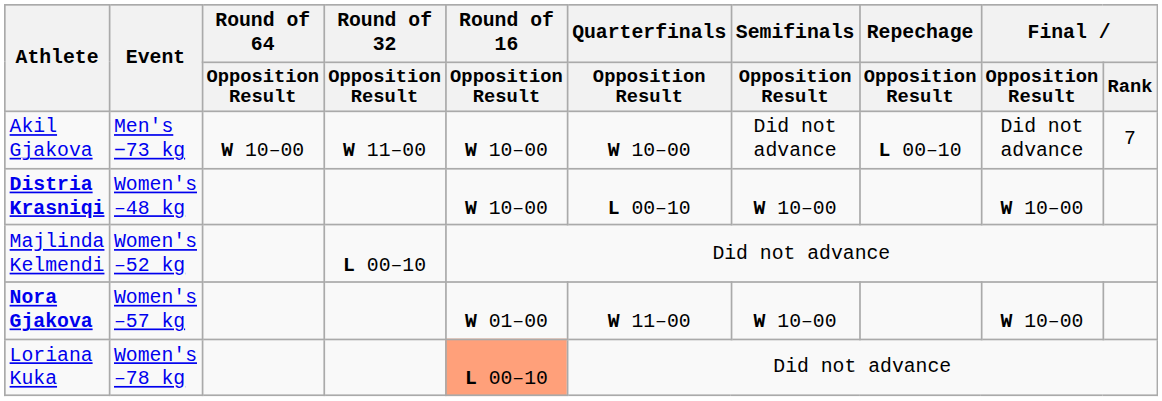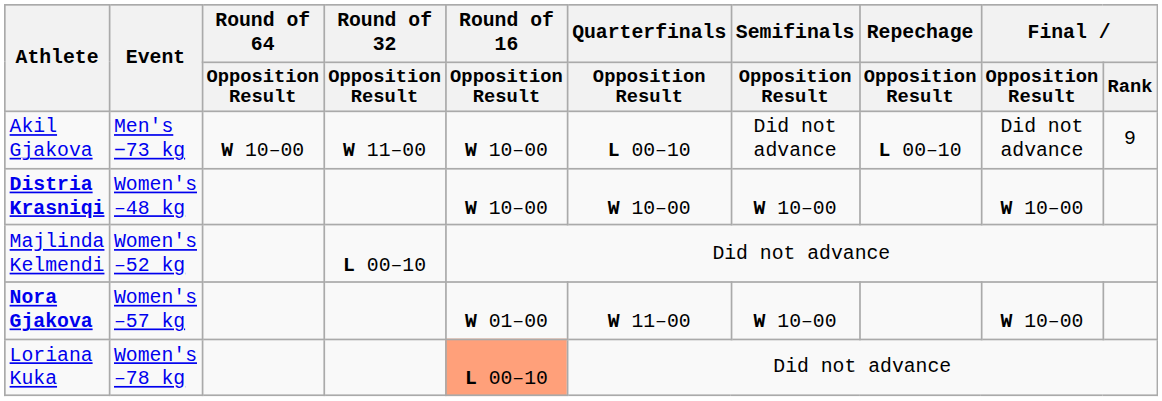(649, 151) W 10–00 -> (649, 151) L 00–10
(1130, 140) 7 -> (1130, 140) 9
(649, 208) L 00–10 -> (649, 208) W 10–00
